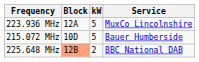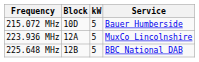rows swapped: (33, 37) <-> (33, 24)
(71, 50) lightsalmon background -> (71, 50) no background
(94, 50) 2 -> (94, 50) 5
